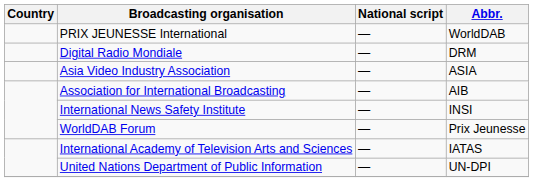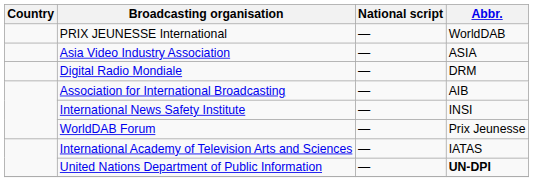rows swapped: (145, 71) <-> (121, 52)
(470, 167) normal -> (470, 167) bold
